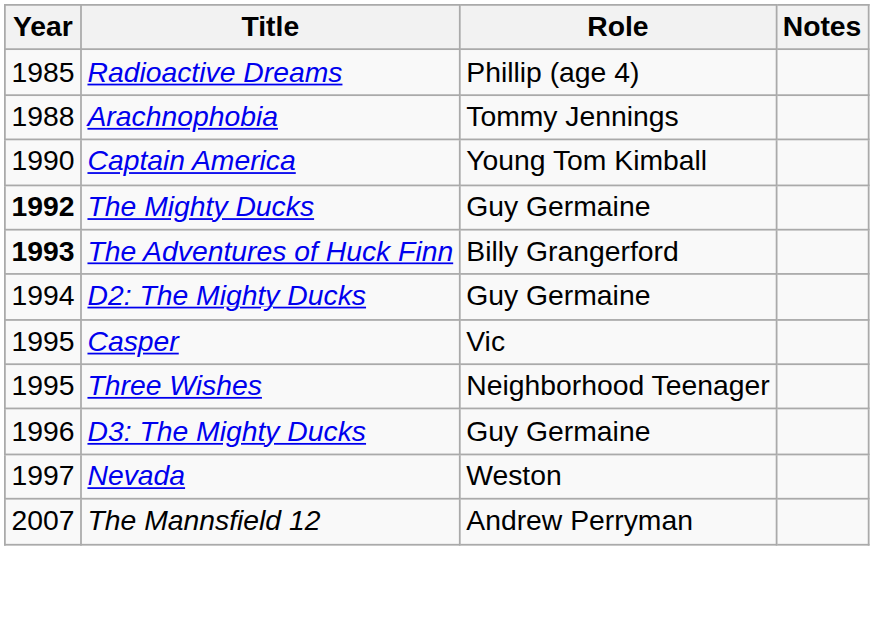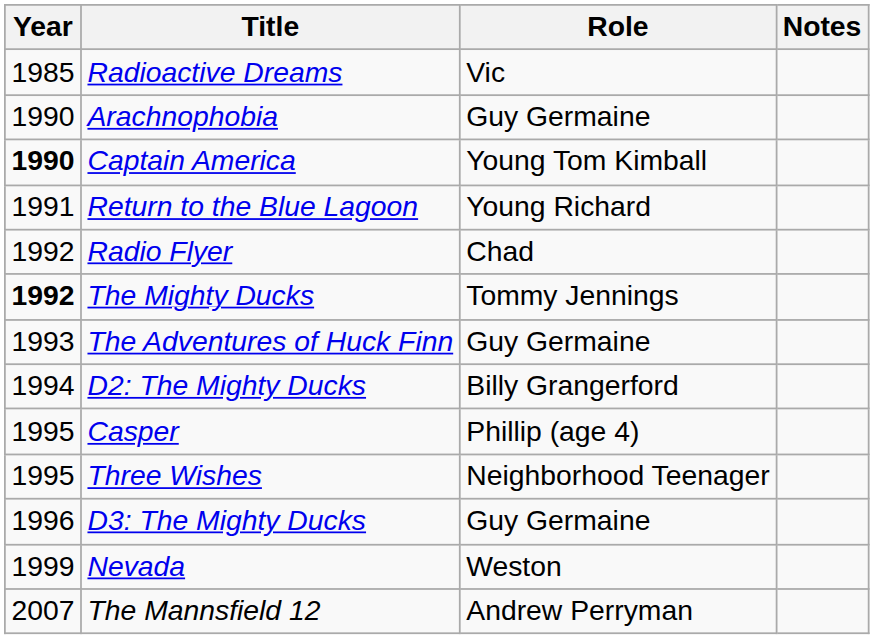(553, 71) Phillip (age 4) -> (486, 71) Vic
(43, 116) 1988 -> (43, 116) 1990
(572, 116) Tommy Jennings -> (558, 116) Guy Germaine
(43, 161) normal -> (43, 161) bold
+ row: (253, 206)
+ row: (160, 251)
(558, 206) Guy Germaine -> (572, 296) Tommy Jennings
(43, 251) bold -> (43, 341) normal
(572, 251) Billy Grangerford -> (558, 341) Guy Germaine
(558, 296) Guy Germaine -> (572, 386) Billy Grangerford
(486, 341) Vic -> (553, 431) Phillip (age 4)
(43, 476) 1997 -> (43, 565) 1999
